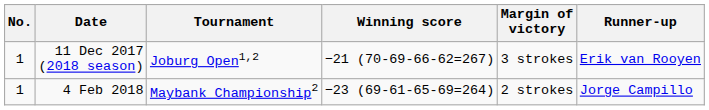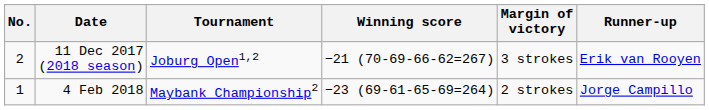(20, 60) 1 -> (20, 60) 2
